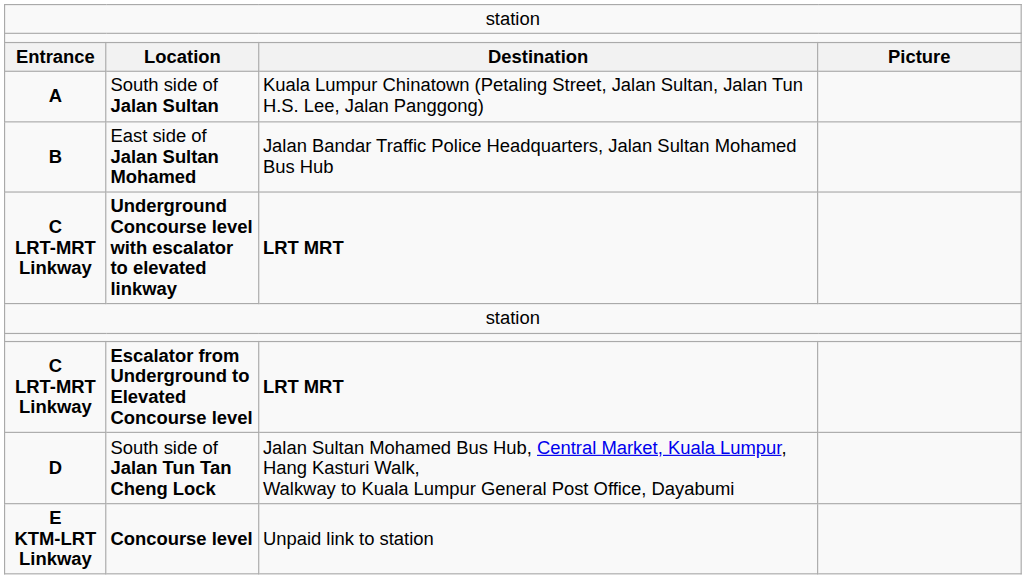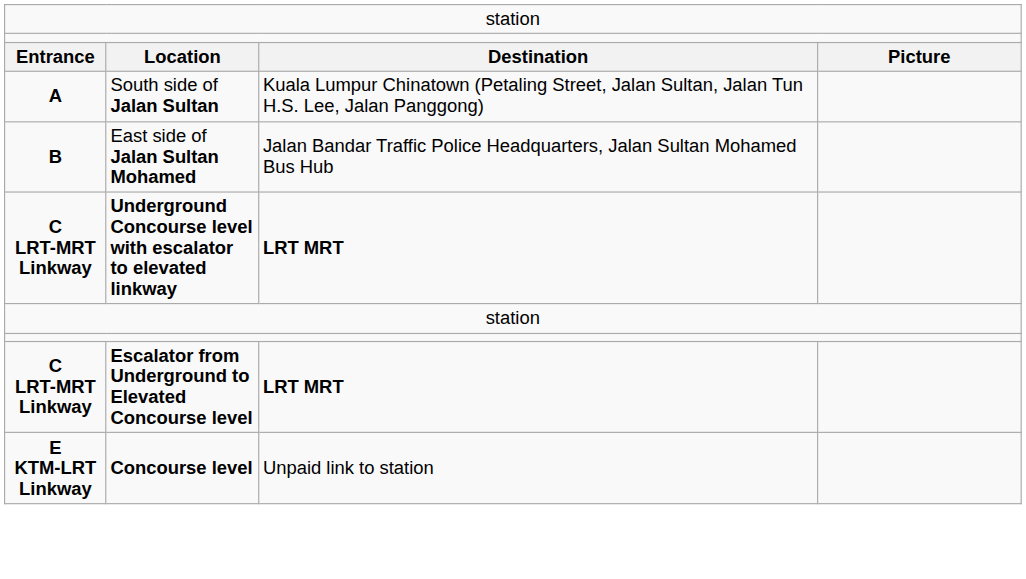- row: (55, 468)
